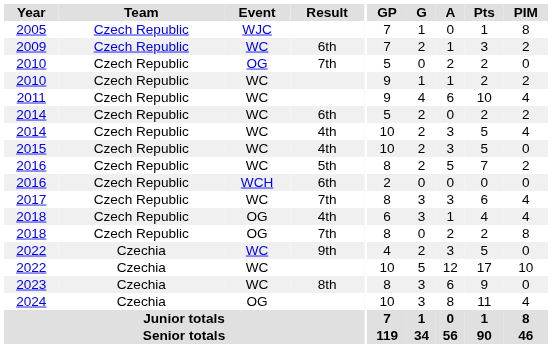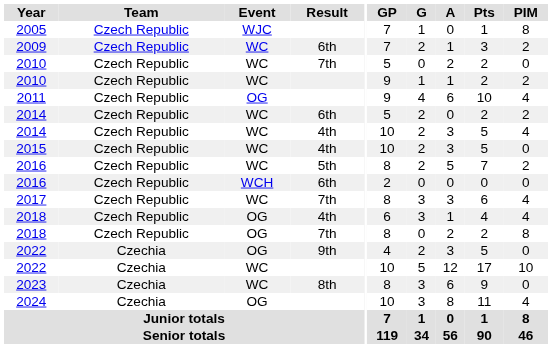(257, 63) OG -> (257, 63) WC
(257, 97) WC -> (257, 97) OG
(257, 250) WC -> (257, 250) OG
